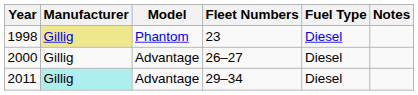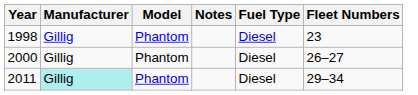columns swapped: (252, 15) <-> (392, 15)
(59, 36) khaki background -> (59, 36) no background
(167, 57) Advantage -> (162, 57) Phantom
(167, 79) Advantage -> (162, 79) Phantom
